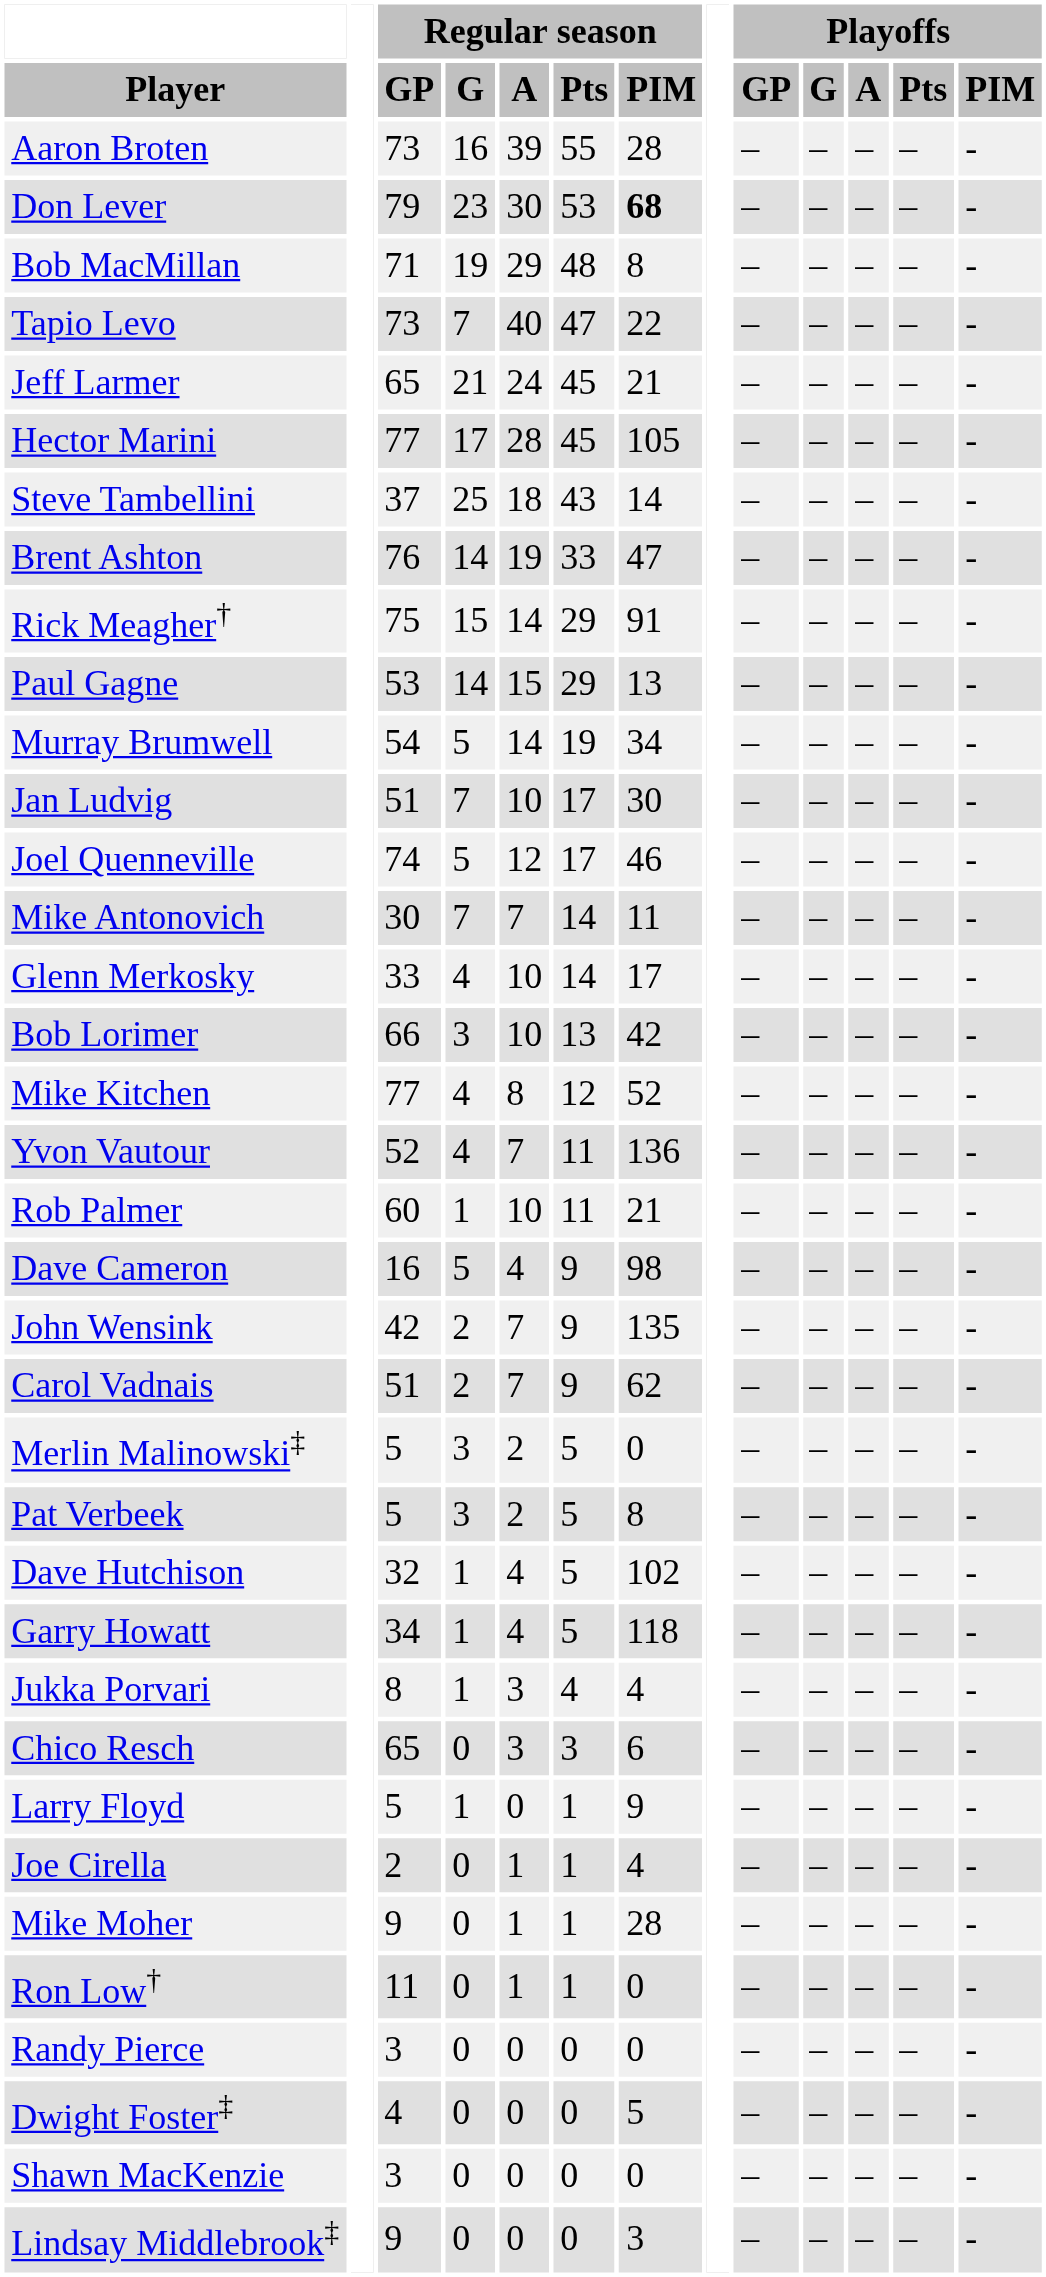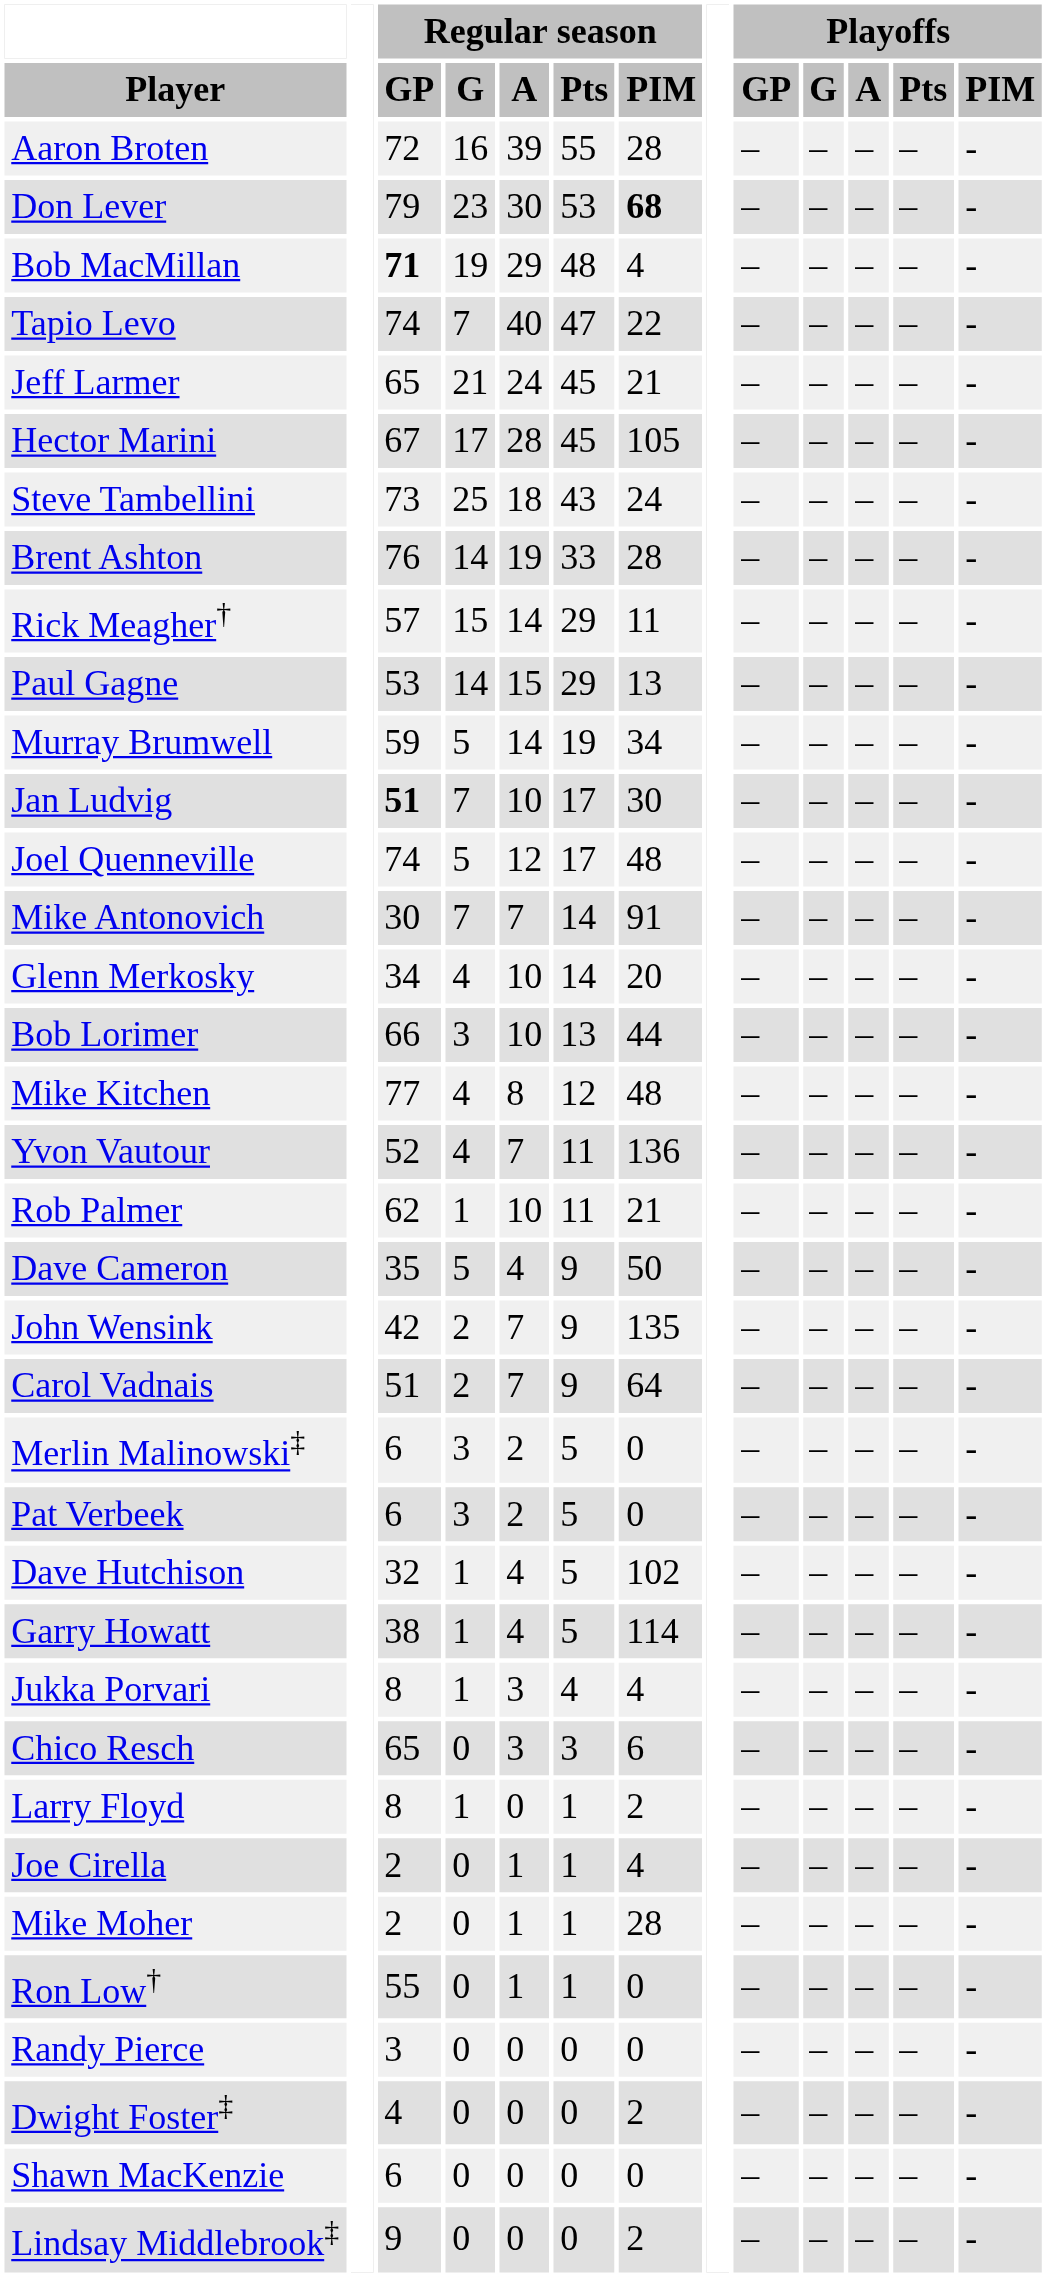(402, 147) 73 -> (402, 147) 72
(402, 264) normal -> (402, 264) bold
(635, 264) 8 -> (635, 264) 4
(402, 323) 73 -> (402, 323) 74
(402, 440) 77 -> (402, 440) 67
(402, 498) 37 -> (402, 498) 73
(644, 498) 14 -> (644, 498) 24
(644, 557) 47 -> (644, 557) 28
(402, 620) 75 -> (402, 620) 57
(644, 620) 91 -> (644, 620) 11
(402, 742) 54 -> (402, 742) 59
(402, 801) normal -> (402, 801) bold
(644, 859) 46 -> (644, 859) 48
(644, 918) 11 -> (644, 918) 91
(402, 976) 33 -> (402, 976) 34
(644, 976) 17 -> (644, 976) 20
(644, 1035) 42 -> (644, 1035) 44
(644, 1093) 52 -> (644, 1093) 48
(402, 1210) 60 -> (402, 1210) 62
(402, 1269) 16 -> (402, 1269) 35
(644, 1269) 98 -> (644, 1269) 50
(644, 1386) 62 -> (644, 1386) 64
(393, 1449) 5 -> (393, 1449) 6
(393, 1512) 5 -> (393, 1512) 6
(635, 1512) 8 -> (635, 1512) 0
(402, 1629) 34 -> (402, 1629) 38
(653, 1629) 118 -> (653, 1629) 114
(393, 1805) 5 -> (393, 1805) 8
(635, 1805) 9 -> (635, 1805) 2
(393, 1922) 9 -> (393, 1922) 2
(402, 1985) 11 -> (402, 1985) 55
(635, 2112) 5 -> (635, 2112) 2
(393, 2175) 3 -> (393, 2175) 6
(635, 2239) 3 -> (635, 2239) 2
